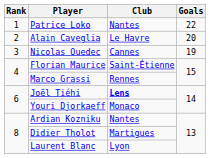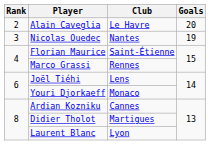- row: (60, 25)
(124, 52) Cannes -> (124, 38) Nantes
(119, 92) bold -> (119, 79) normal
(124, 120) Nantes -> (124, 106) Cannes
